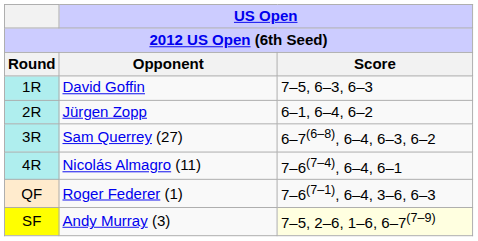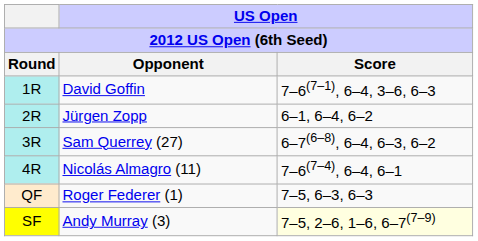(327, 87) 7–5, 6–3, 6–3 -> (358, 90) 7–6(7–1), 6–4, 3–6, 6–3
(358, 193) 7–6(7–1), 6–4, 3–6, 6–3 -> (327, 195) 7–5, 6–3, 6–3
